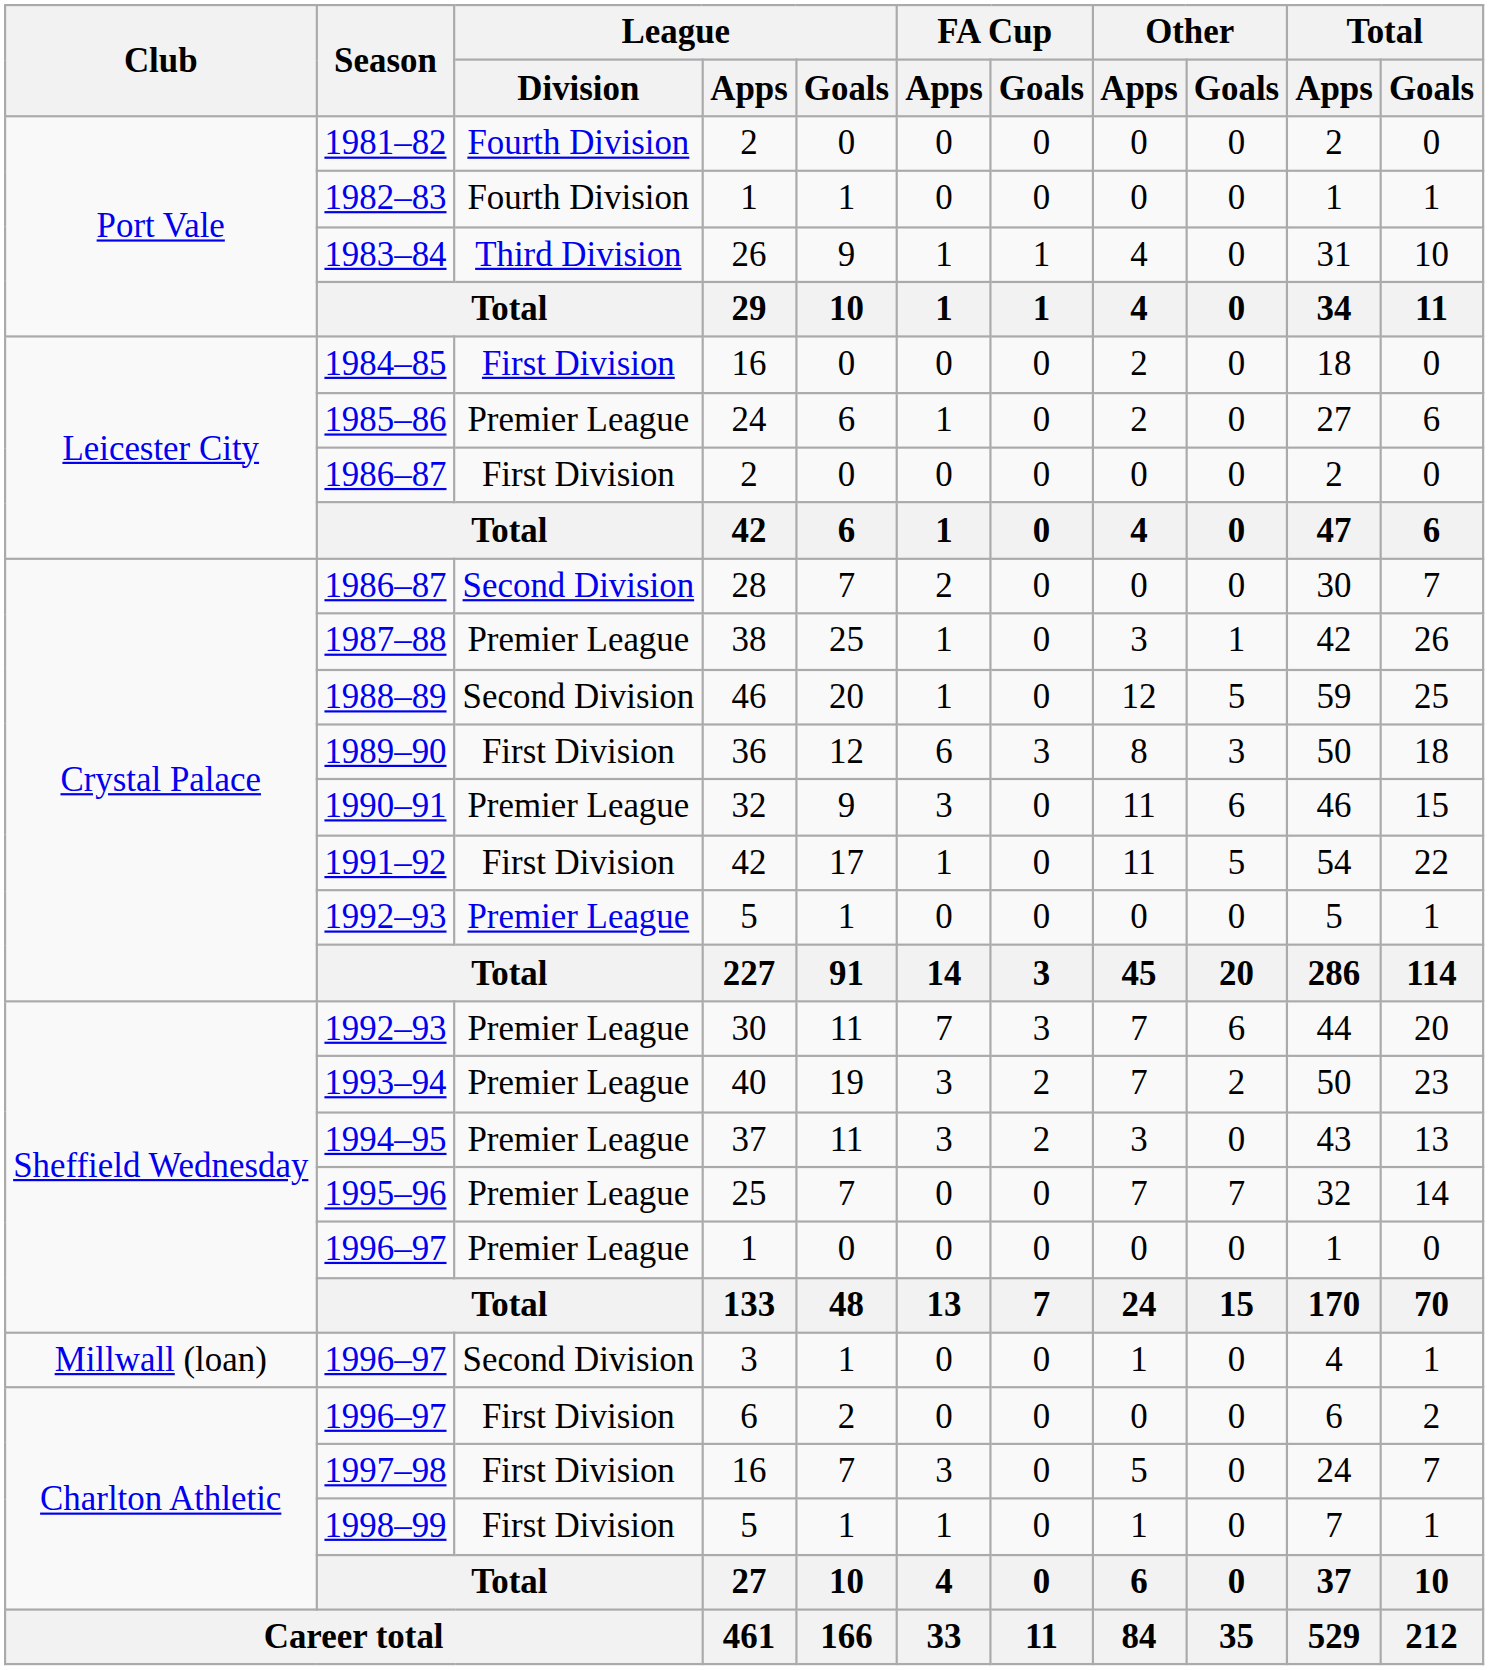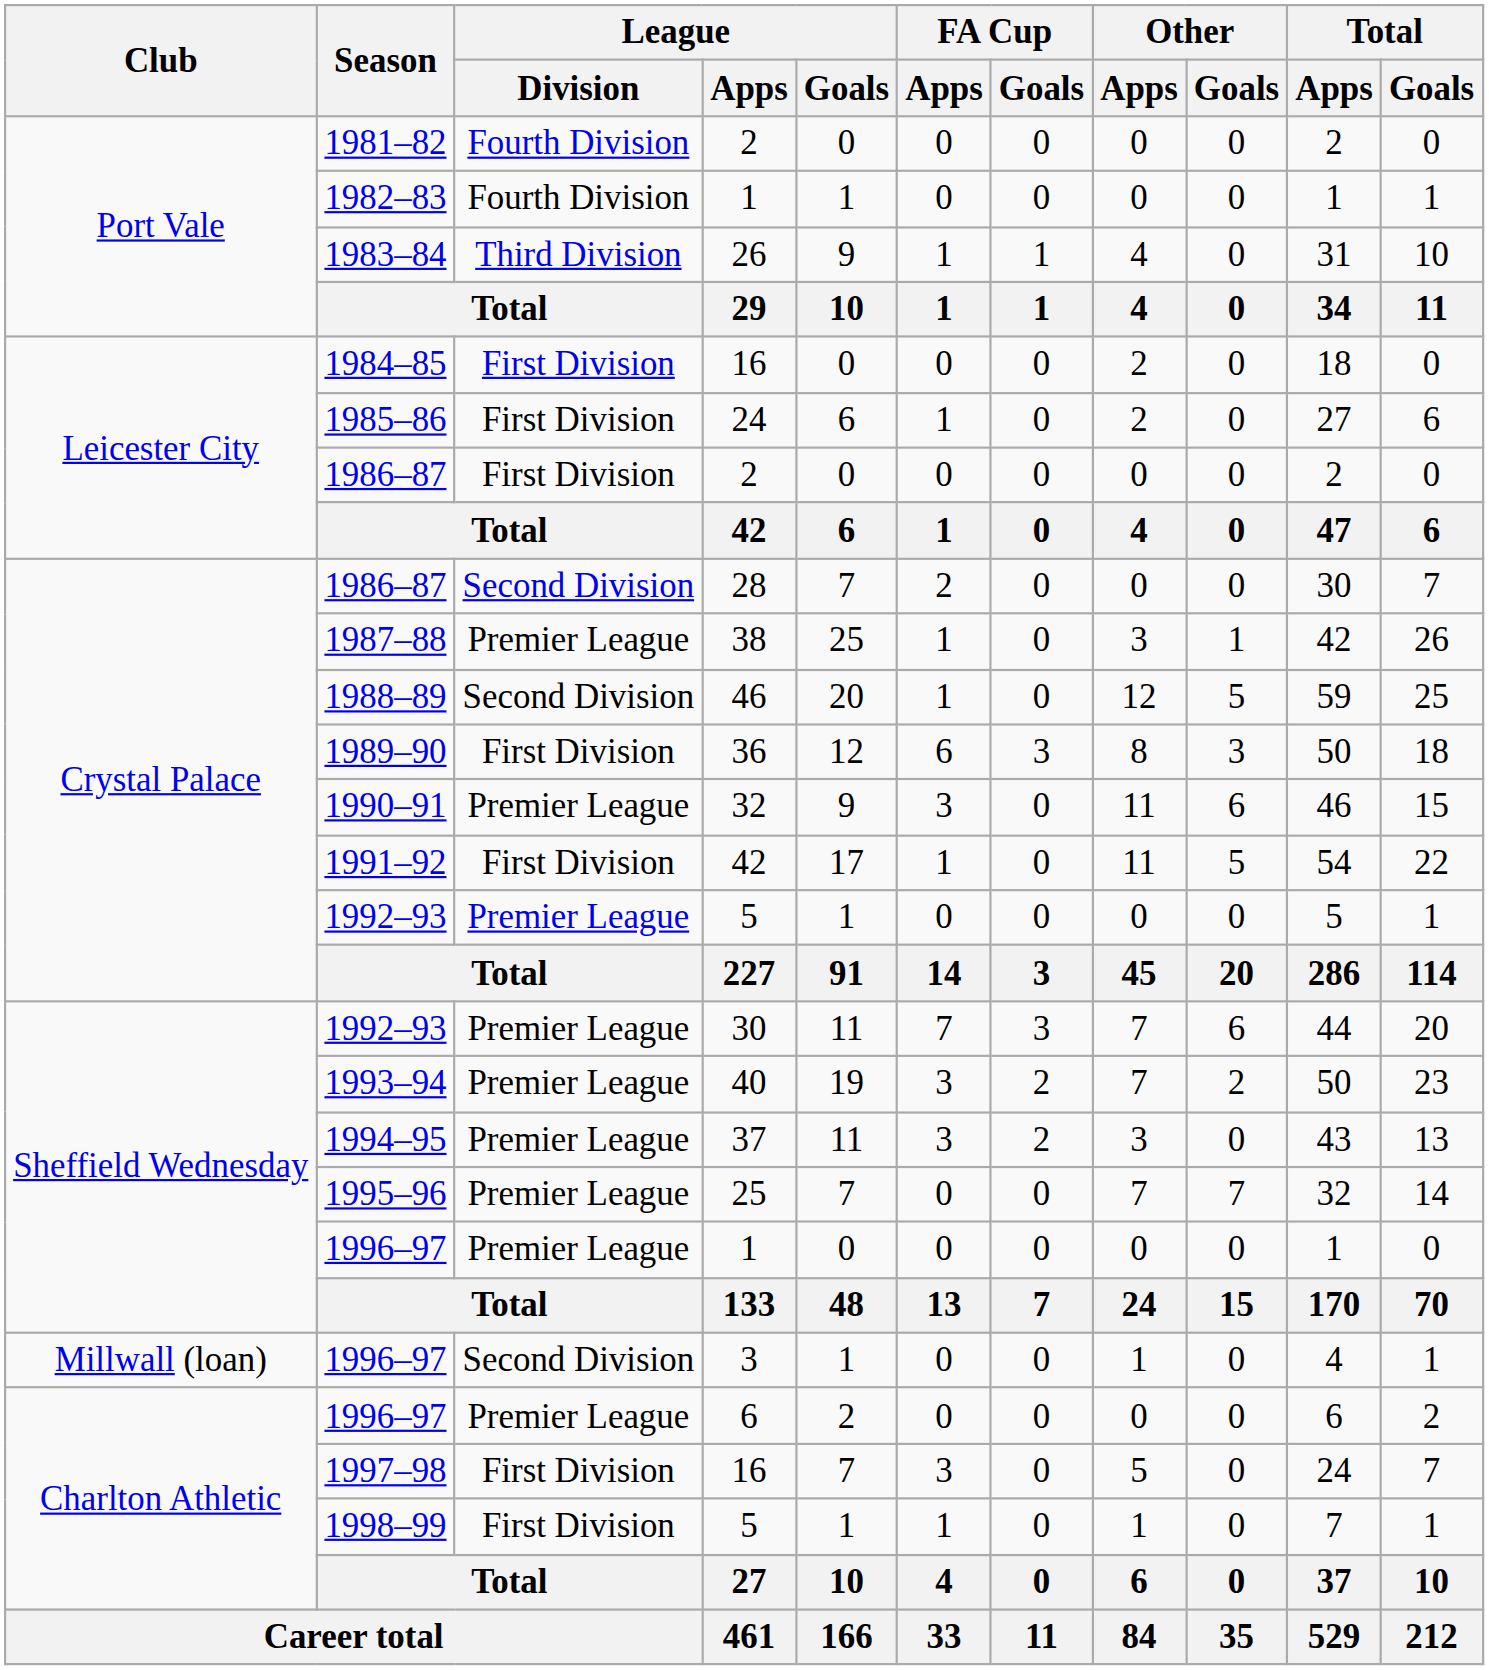(578, 419) Premier League -> (578, 419) First Division
(578, 1415) First Division -> (578, 1415) Premier League
